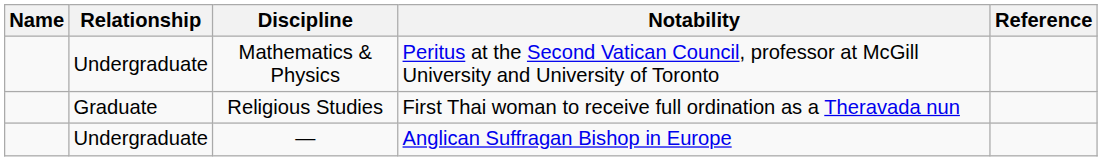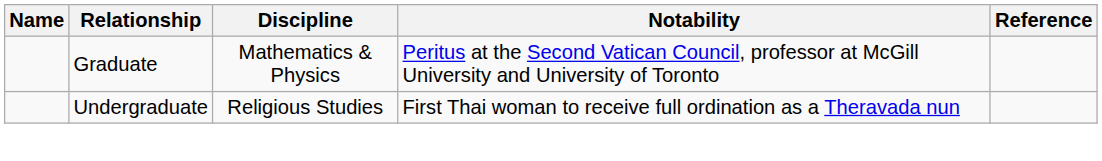(141, 63) Undergraduate -> (116, 63) Graduate
(116, 107) Graduate -> (141, 107) Undergraduate
- row: (305, 139)
